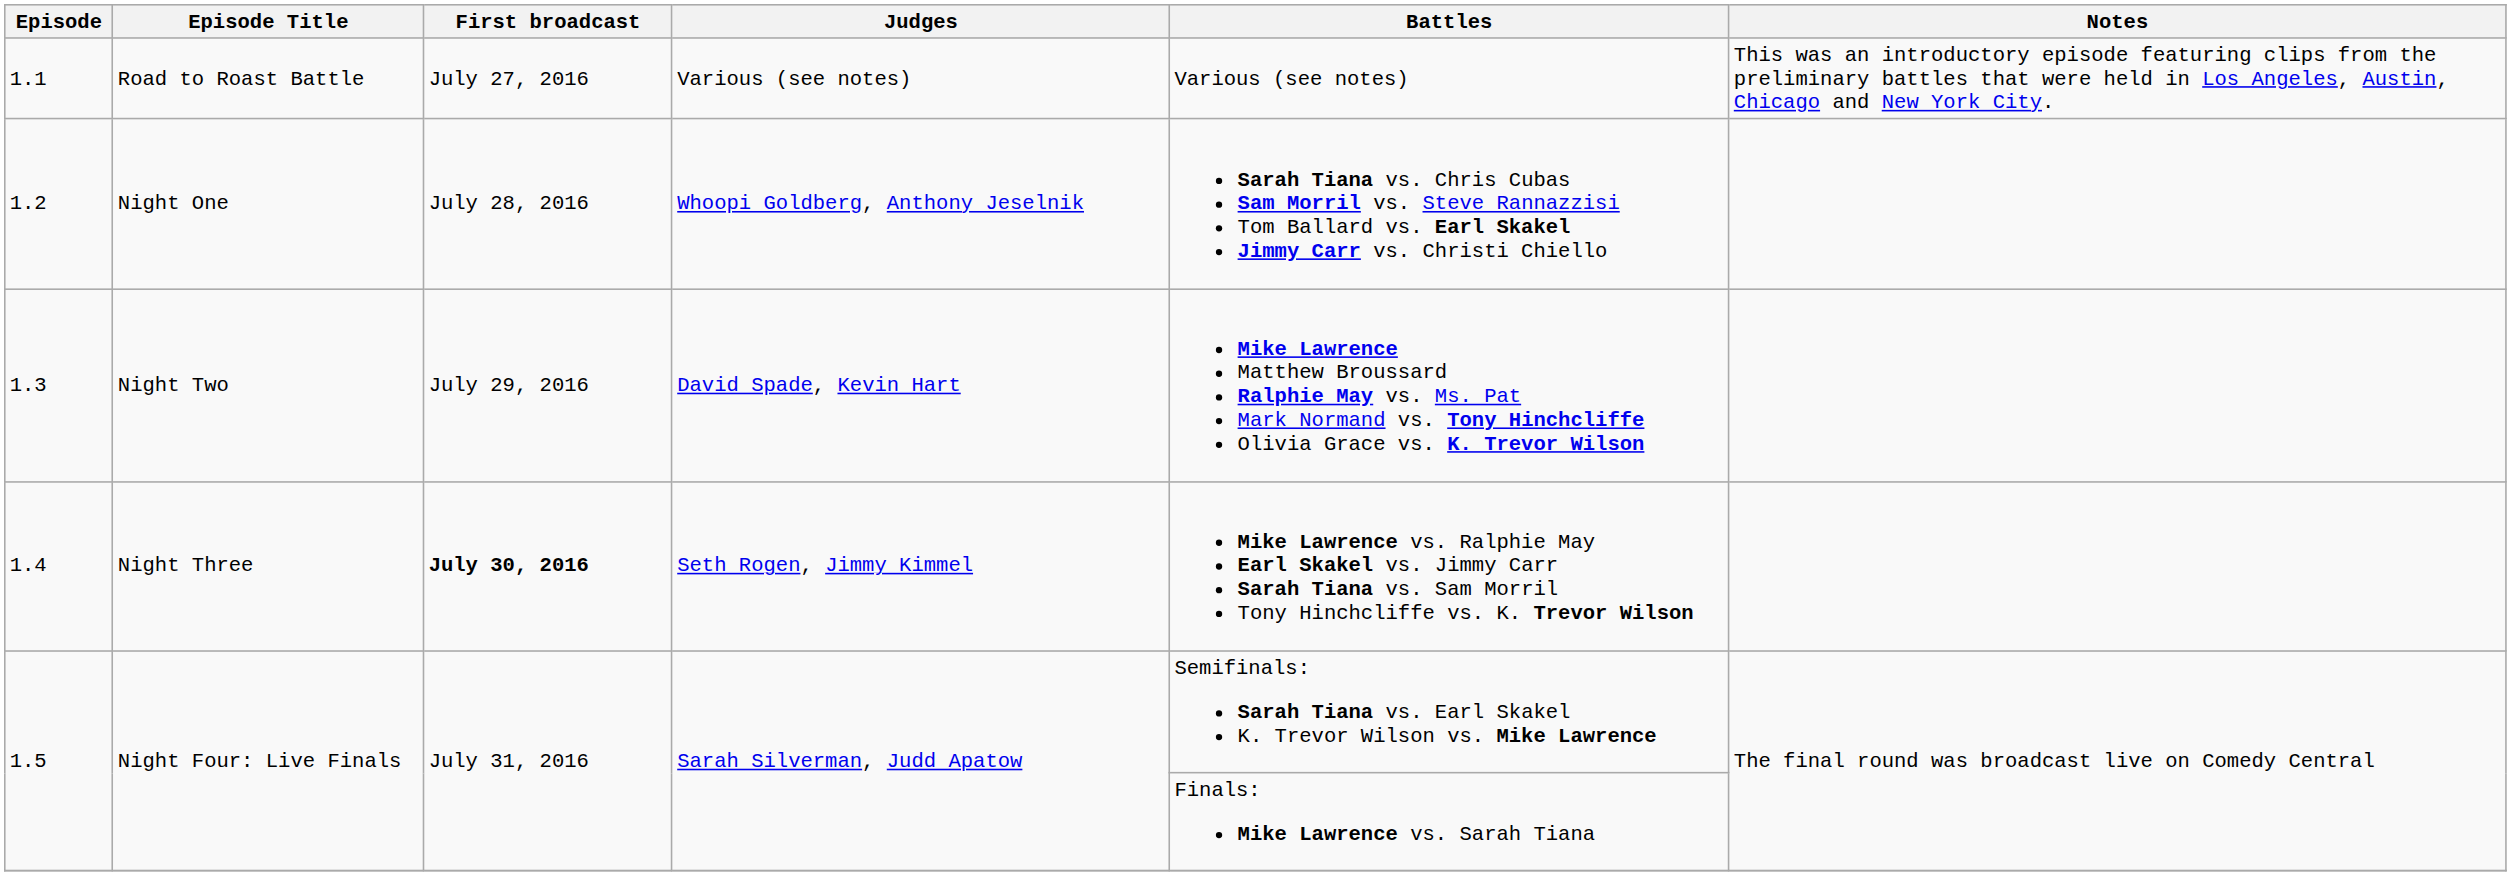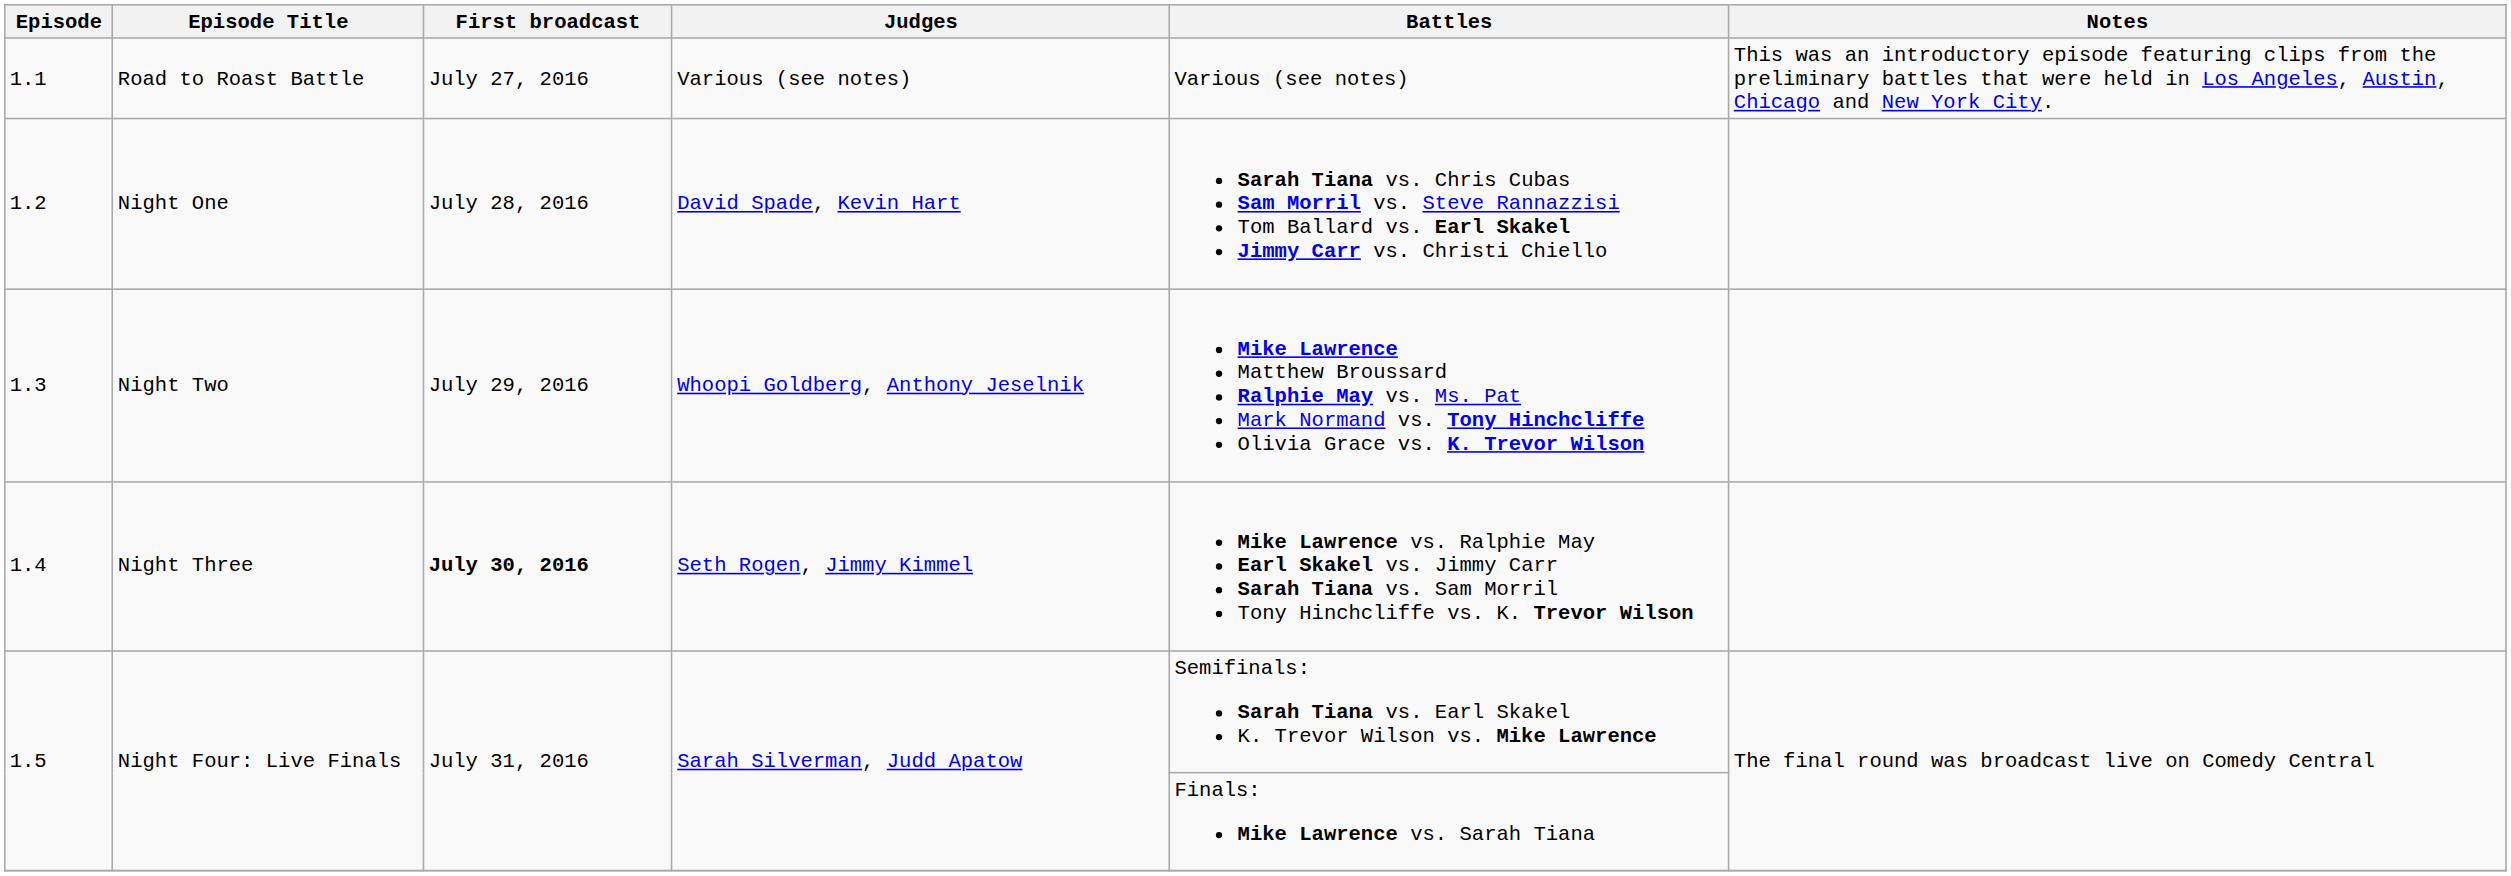(881, 204) Whoopi Goldberg, Anthony Jeselnik -> (819, 204) David Spade, Kevin Hart
(819, 385) David Spade, Kevin Hart -> (881, 385) Whoopi Goldberg, Anthony Jeselnik
